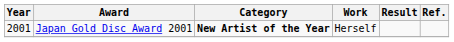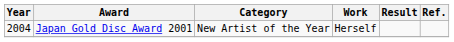(19, 29) 2001 -> (19, 29) 2004
(263, 29) bold -> (263, 29) normal
